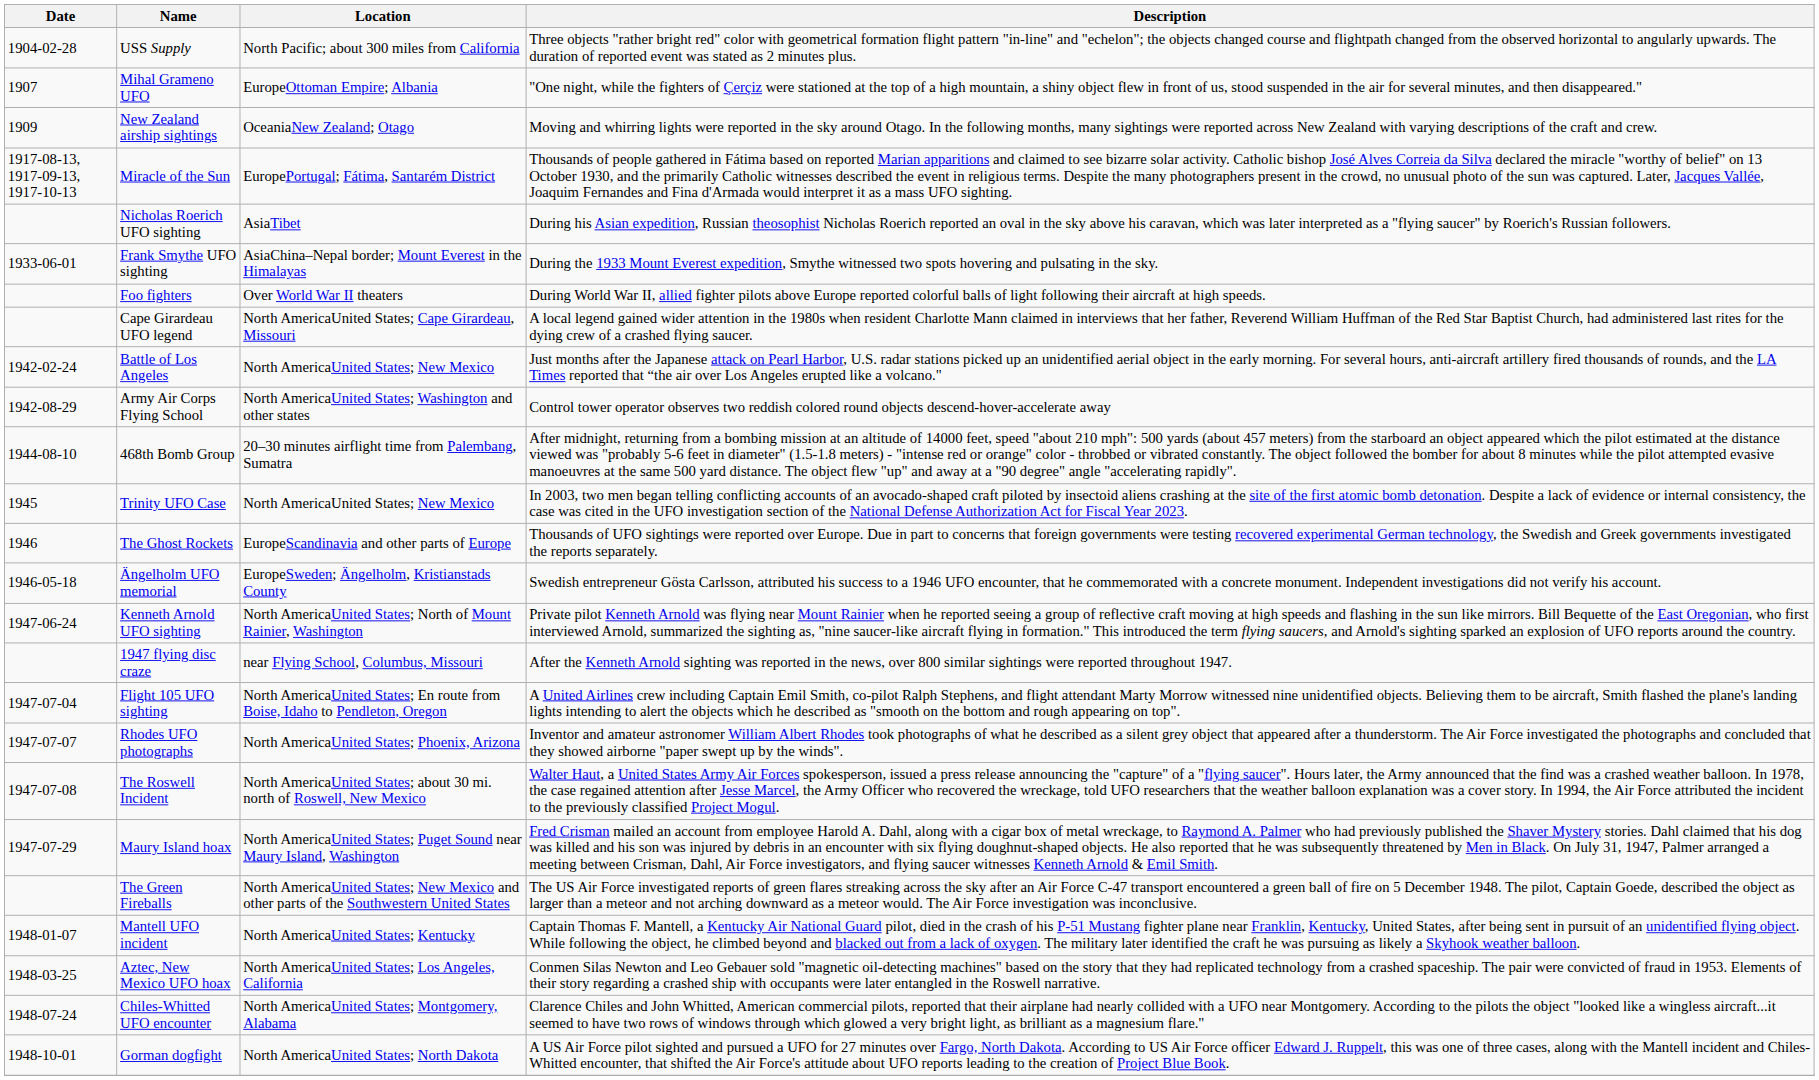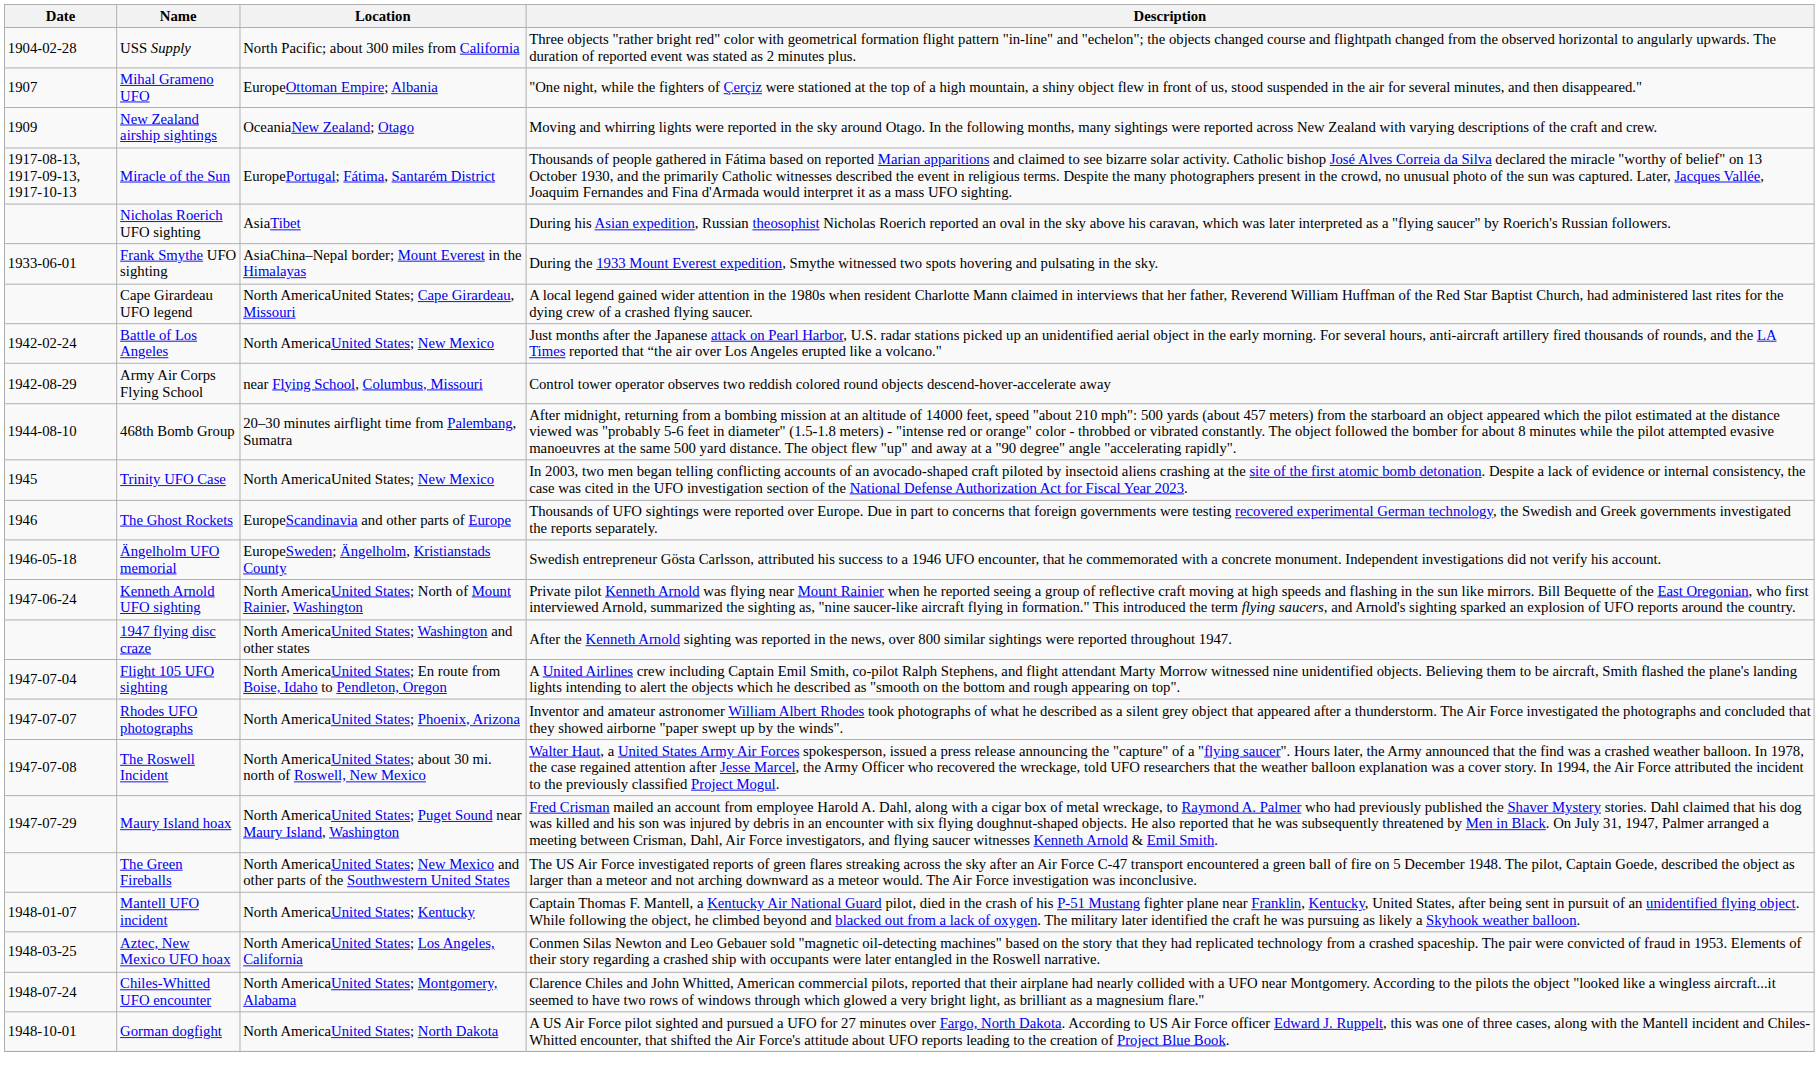- row: (156, 295)
(378, 406) North AmericaUnited States; Washington and other states -> (363, 383) near Flying School, Columbus, Missouri
(363, 662) near Flying School, Columbus, Missouri -> (378, 639) North AmericaUnited States; Washington and other states
